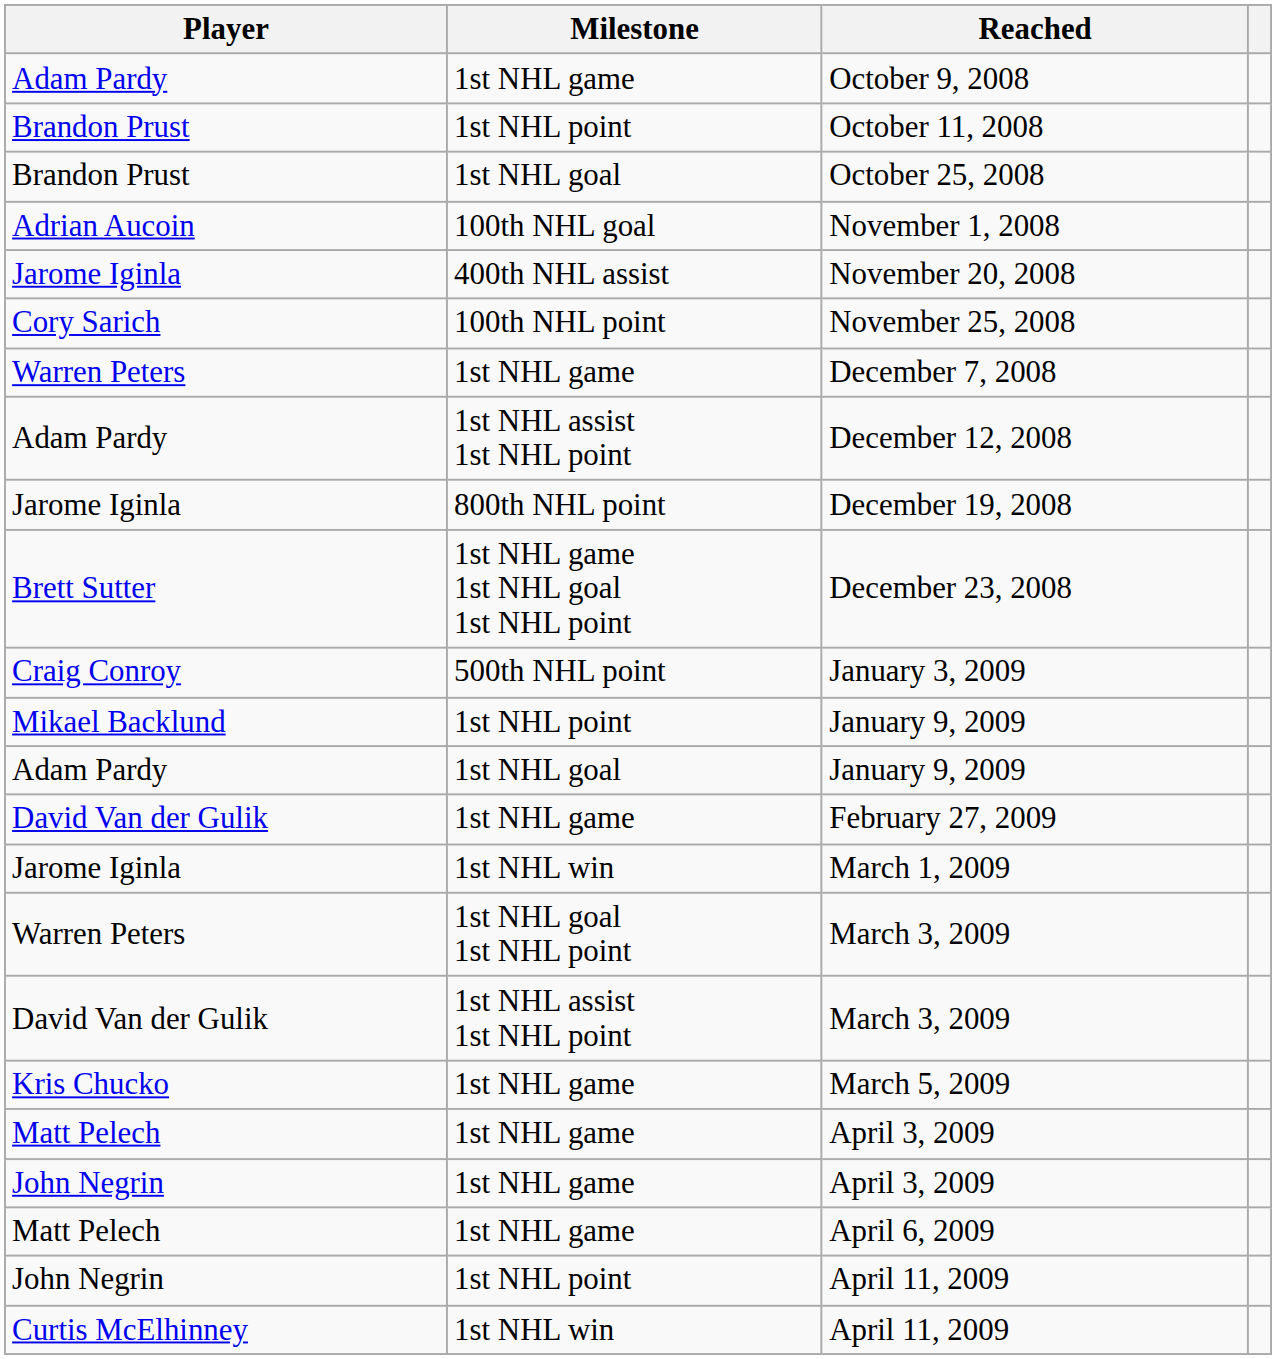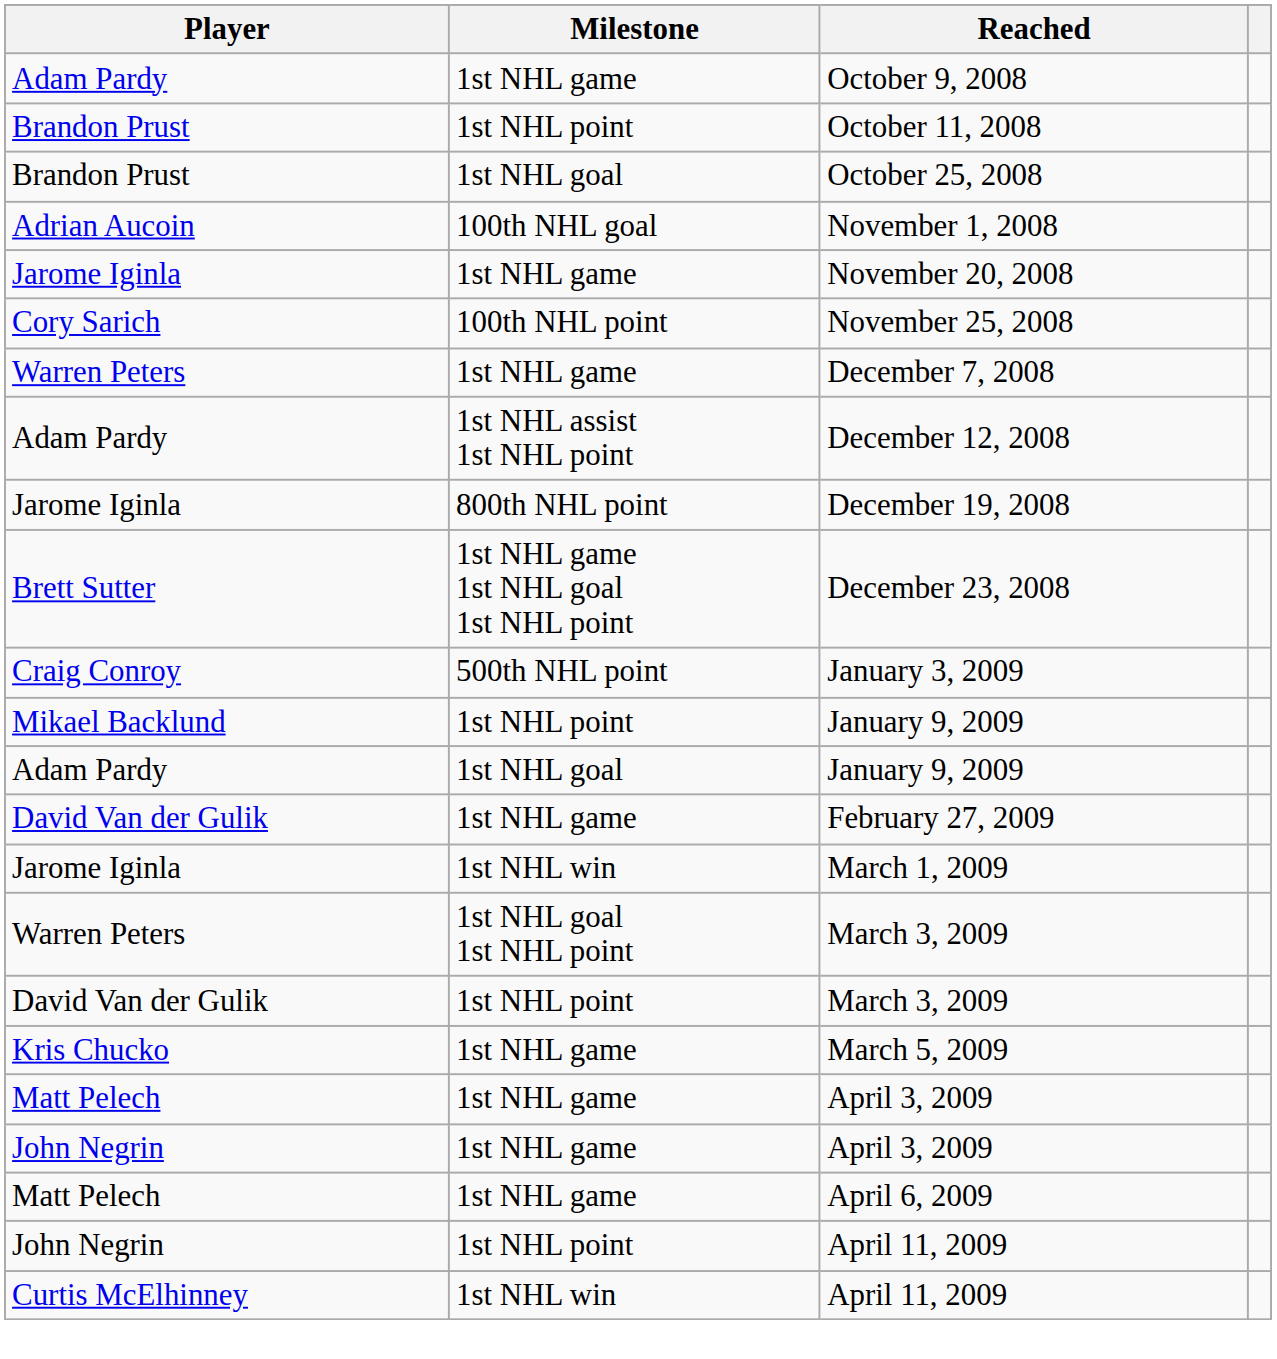(562, 273) 400th NHL assist -> (546, 273) 1st NHL game
(544, 1017) 1st NHL assist 1st NHL point -> (545, 1000) 1st NHL point
